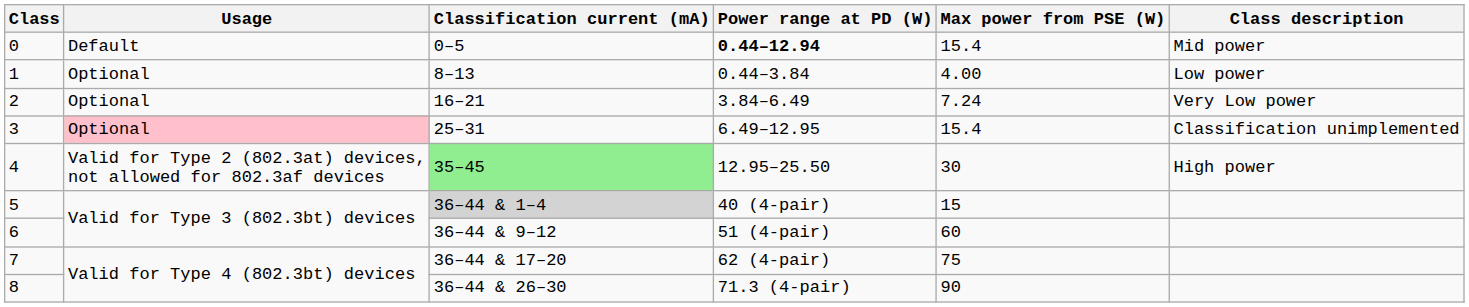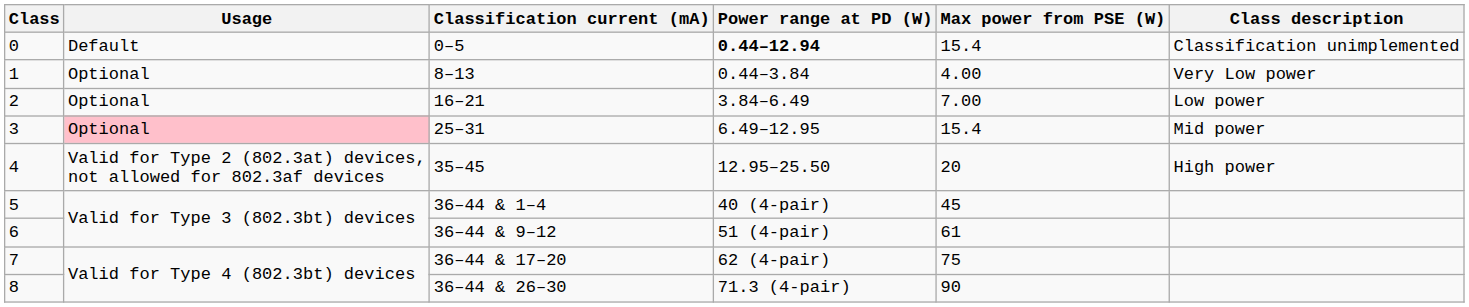(1219, 46) Mid power -> (1317, 46) Classification unimplemented
(1219, 74) Low power -> (1245, 74) Very Low power
(961, 102) 7.24 -> (961, 102) 7.00
(1245, 102) Very Low power -> (1219, 102) Low power
(1317, 130) Classification unimplemented -> (1219, 130) Mid power
(459, 167) lightgreen background -> (459, 167) no background
(951, 167) 30 -> (951, 167) 20
(490, 205) lightgrey background -> (490, 205) no background
(951, 205) 15 -> (951, 205) 45
(951, 232) 60 -> (951, 232) 61
